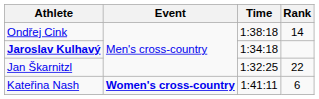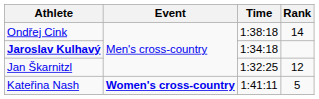(297, 68) 22 -> (297, 68) 12
(297, 86) 6 -> (297, 86) 5
